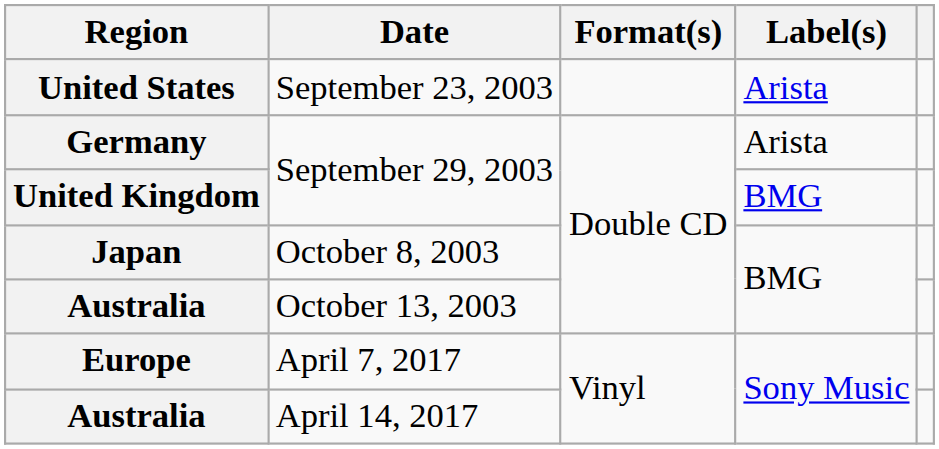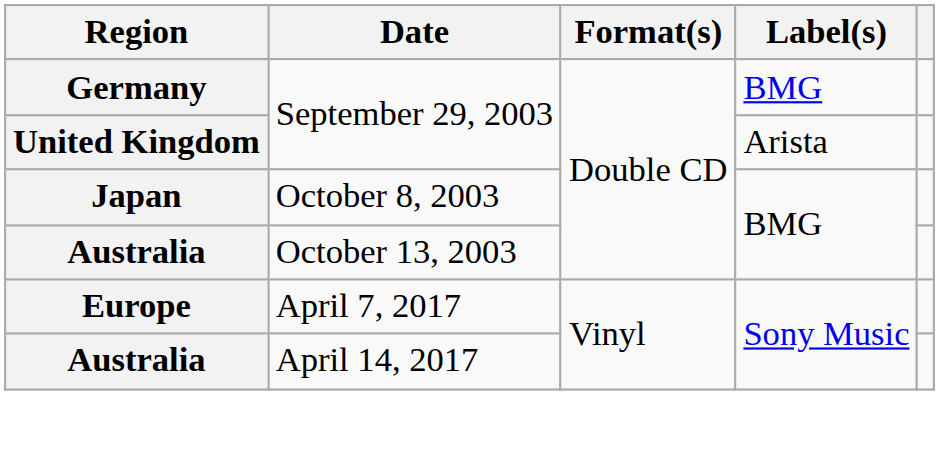- row: (136, 86)
(786, 141) Arista -> (783, 86) BMG
(783, 196) BMG -> (786, 141) Arista
